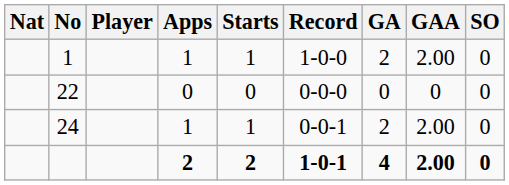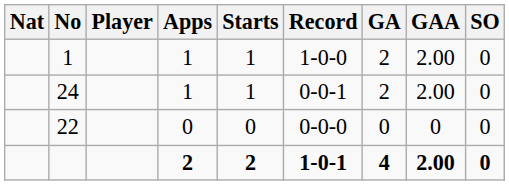rows swapped: (68, 92) <-> (68, 127)
